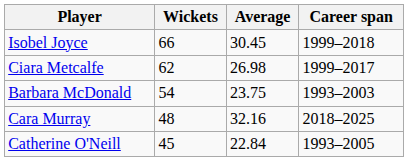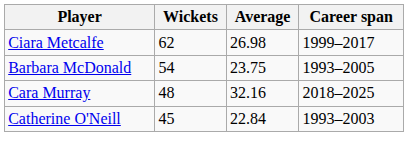- row: (48, 42)
(339, 93) 1993–2003 -> (339, 67) 1993–2005
(339, 144) 1993–2005 -> (339, 118) 1993–2003
